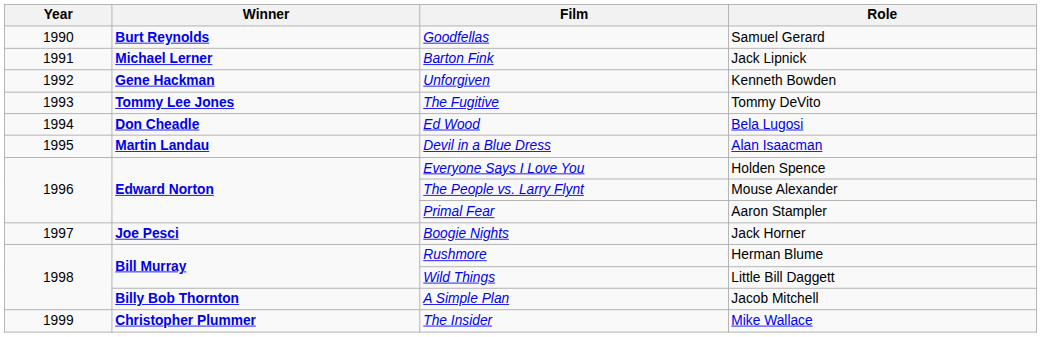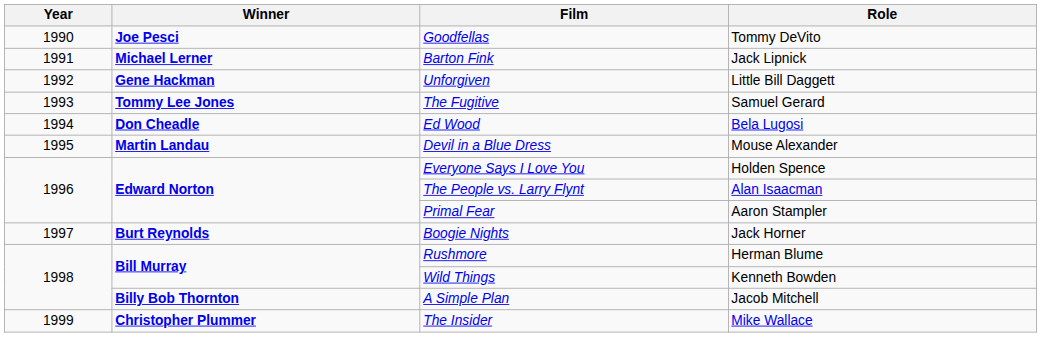(162, 37) Burt Reynolds -> (147, 37) Joe Pesci
(778, 37) Samuel Gerard -> (776, 37) Tommy DeVito
(784, 80) Kenneth Bowden -> (783, 80) Little Bill Daggett
(776, 102) Tommy DeVito -> (778, 102) Samuel Gerard
(777, 146) Alan Isaacman -> (785, 146) Mouse Alexander
(785, 189) Mouse Alexander -> (777, 189) Alan Isaacman
(147, 233) Joe Pesci -> (162, 233) Burt Reynolds
(783, 277) Little Bill Daggett -> (784, 277) Kenneth Bowden
